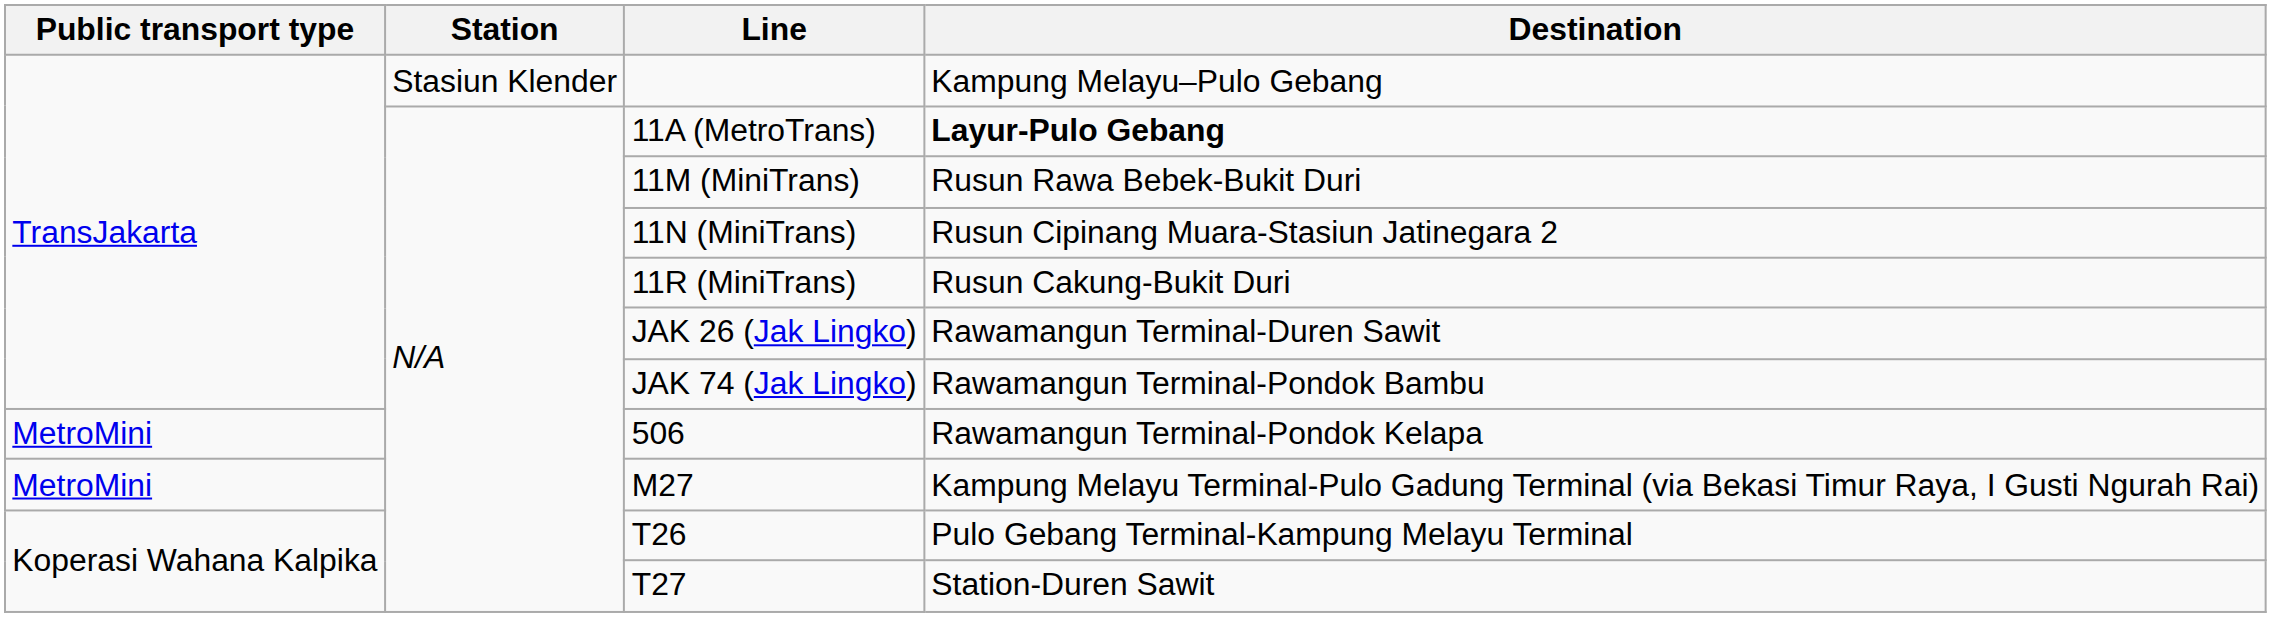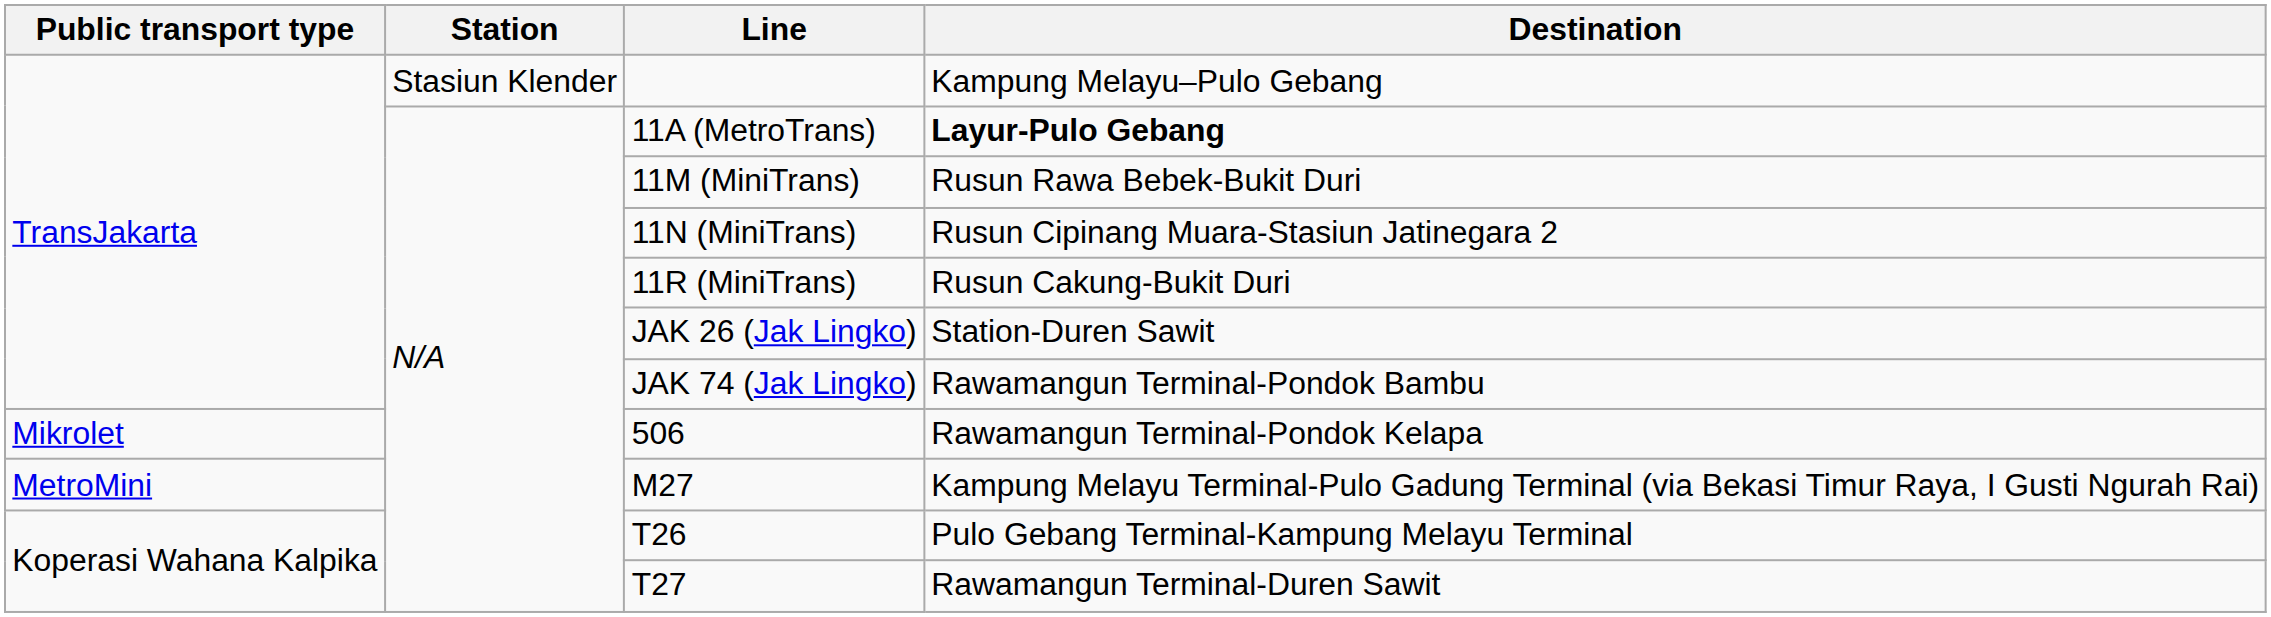(1186, 332) Rawamangun Terminal-Duren Sawit -> (1073, 332) Station-Duren Sawit
(82, 433) MetroMini -> (68, 433) Mikrolet
(1073, 585) Station-Duren Sawit -> (1186, 585) Rawamangun Terminal-Duren Sawit
